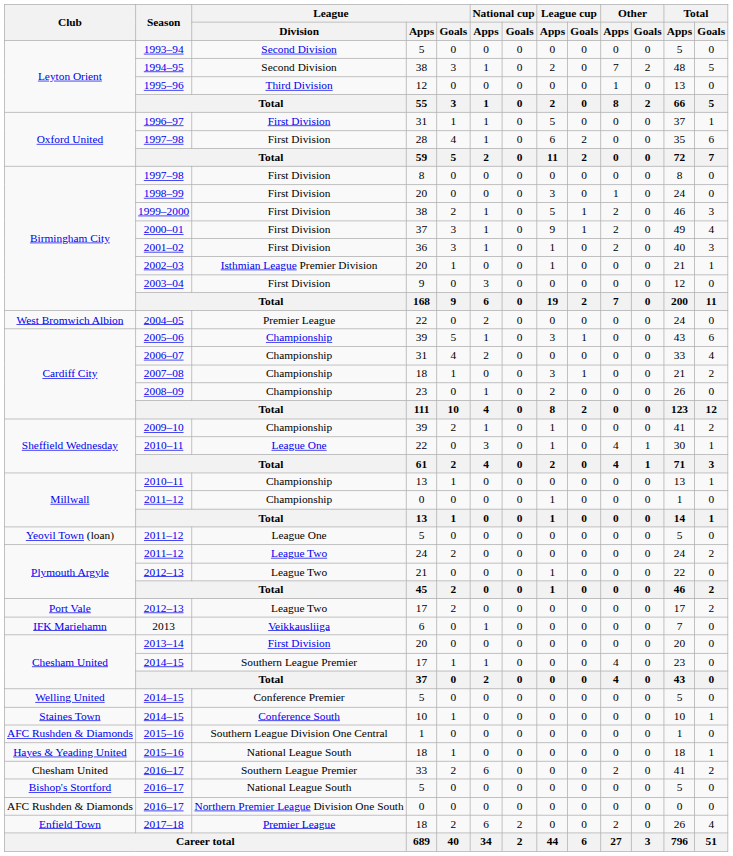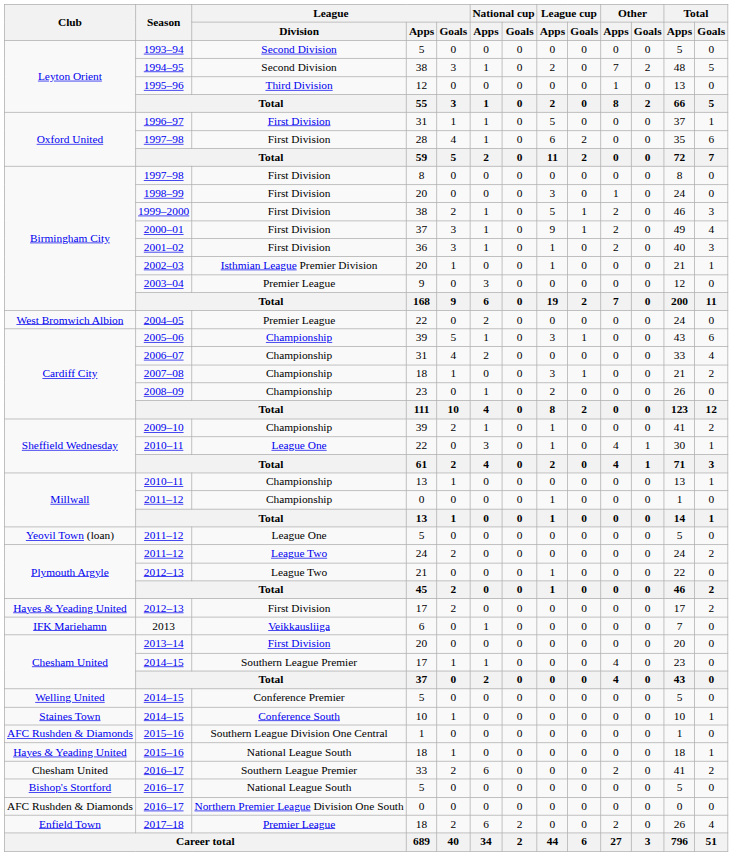(299, 283) First Division -> (299, 283) Premier League
(70, 608) Port Vale -> (70, 608) Hayes & Yeading United
(299, 608) League Two -> (299, 608) First Division
